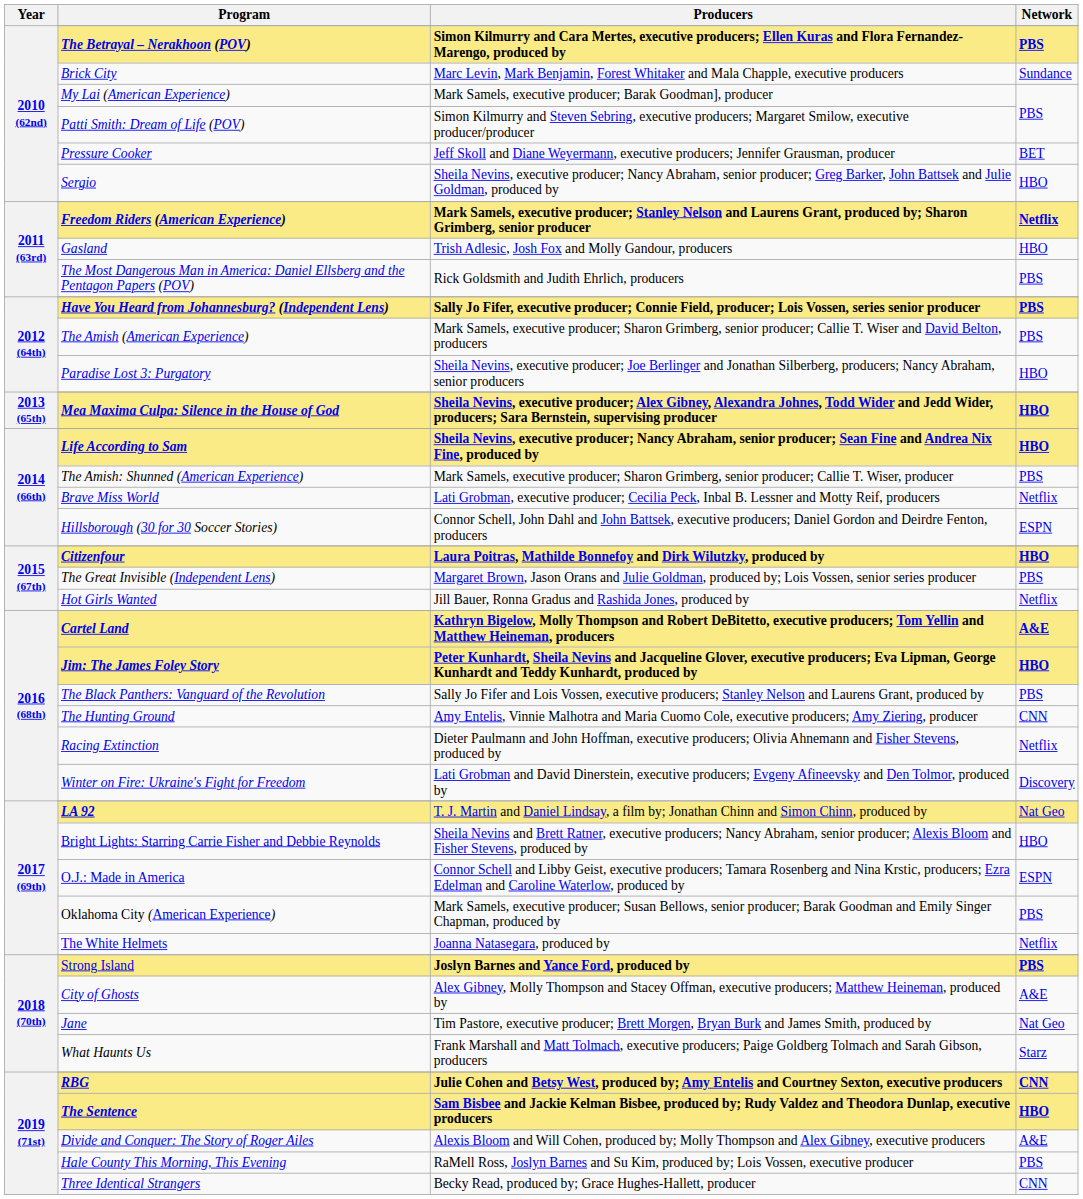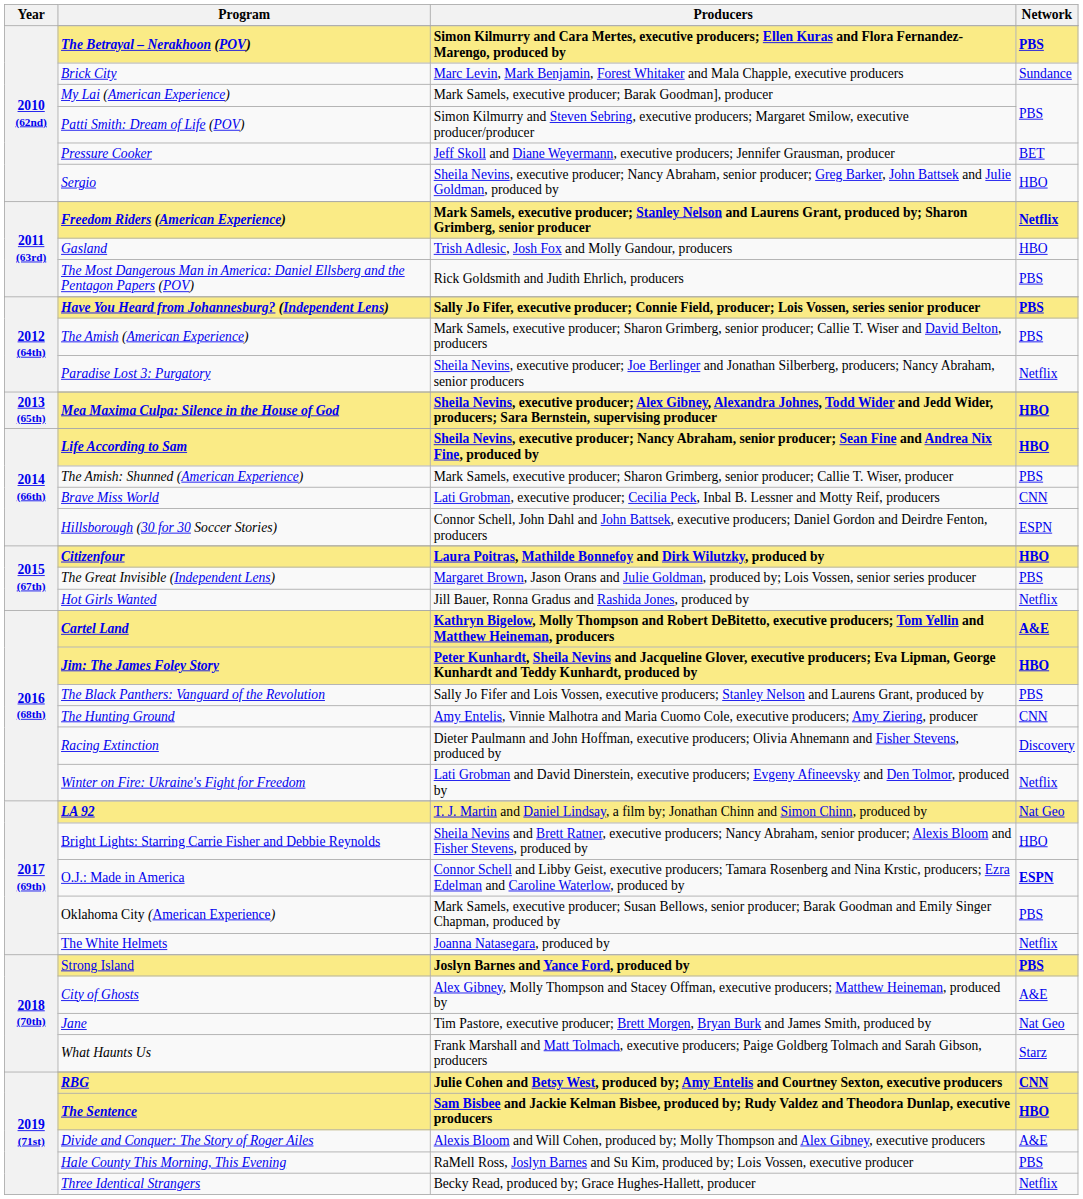(1033, 373) HBO -> (1038, 373) Netflix
(1038, 498) Netflix -> (1033, 498) CNN
(1038, 745) Netflix -> (1047, 745) Discovery
(1047, 782) Discovery -> (1038, 782) Netflix
(1036, 877) normal -> (1036, 877) bold
(1033, 1184) CNN -> (1038, 1184) Netflix
